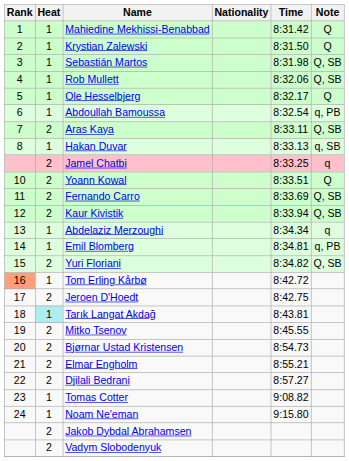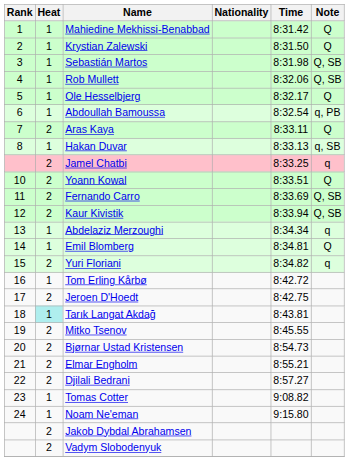(328, 130) Q, SB -> (328, 130) Q
(328, 247) q, PB -> (328, 247) Q
(328, 264) Q, SB -> (328, 264) q
(20, 280) lightsalmon background -> (20, 280) no background
